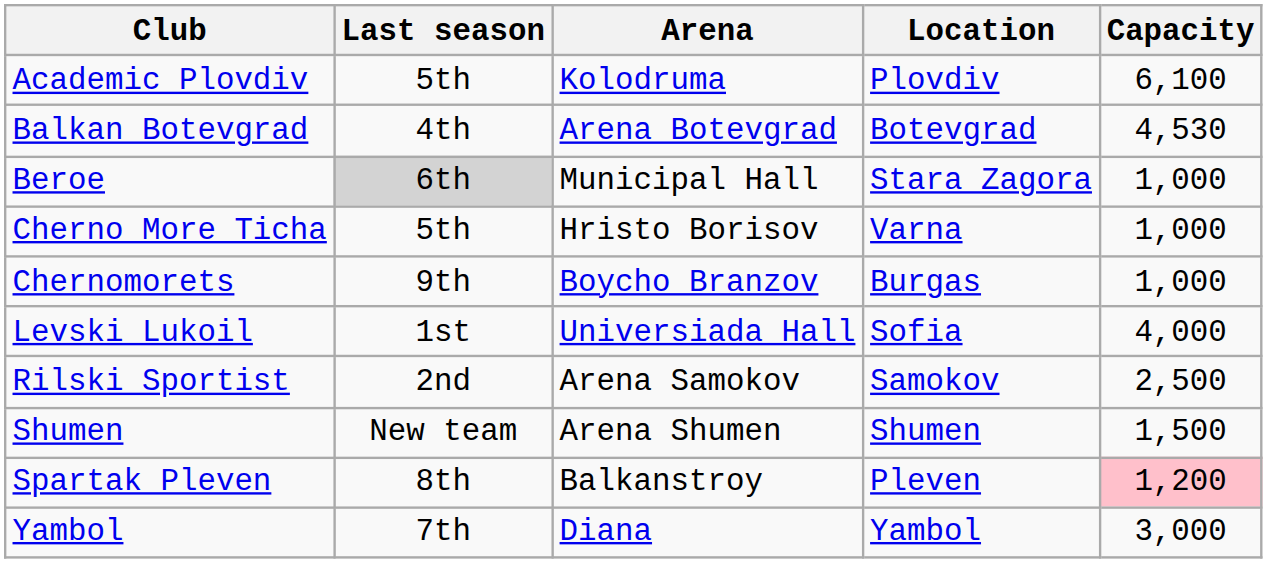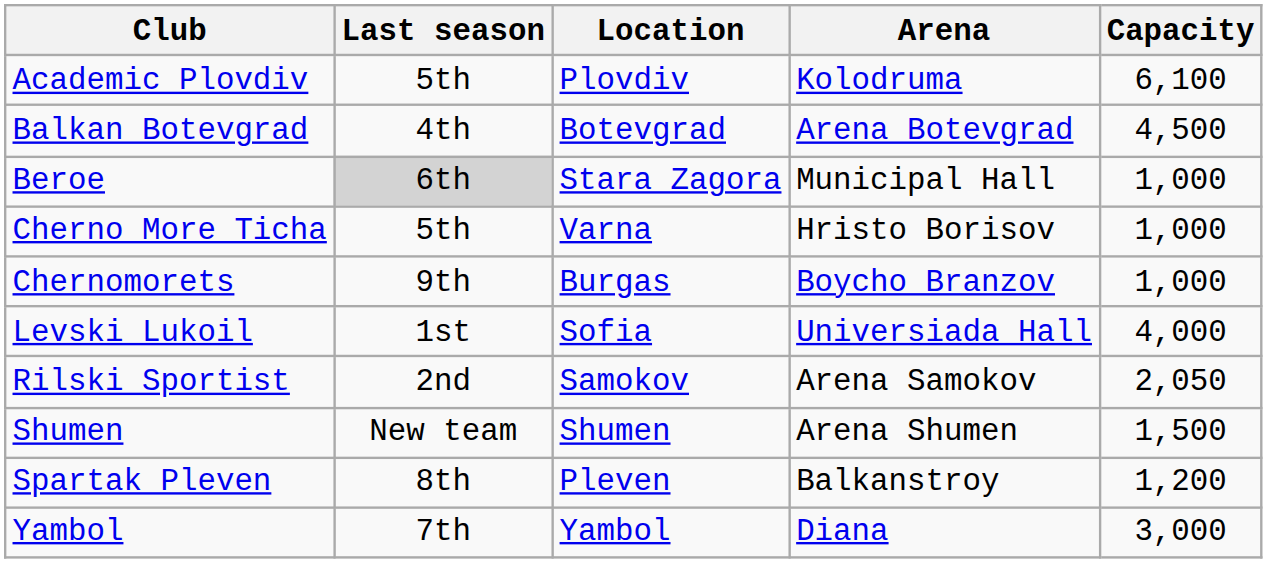columns swapped: (708, 30) <-> (981, 30)
(1181, 131) 4,530 -> (1181, 131) 4,500
(1181, 382) 2,500 -> (1181, 382) 2,050
(1181, 482) pink background -> (1181, 482) no background
